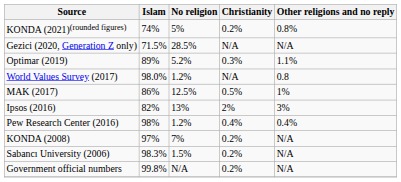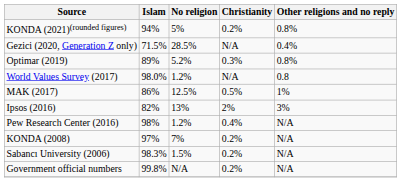(150, 29) 74% -> (150, 29) 94%
(285, 45) N/A -> (287, 45) 0.4%
(287, 61) 1.1% -> (287, 61) 0.8%
(287, 123) 0.4% -> (285, 123) N/A
